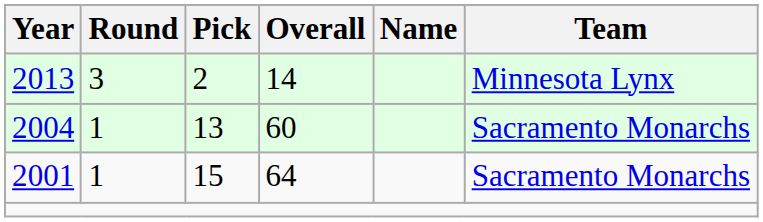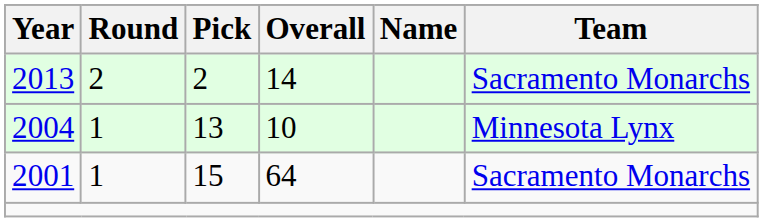(96, 78) 3 -> (96, 78) 2
(573, 78) Minnesota Lynx -> (611, 78) Sacramento Monarchs
(281, 127) 60 -> (281, 127) 10
(611, 127) Sacramento Monarchs -> (573, 127) Minnesota Lynx
